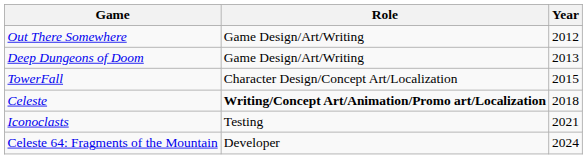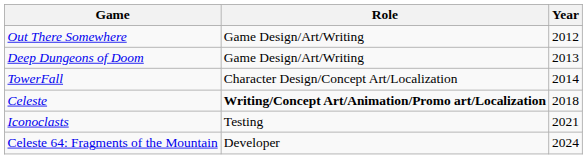(566, 79) 2015 -> (566, 79) 2014
